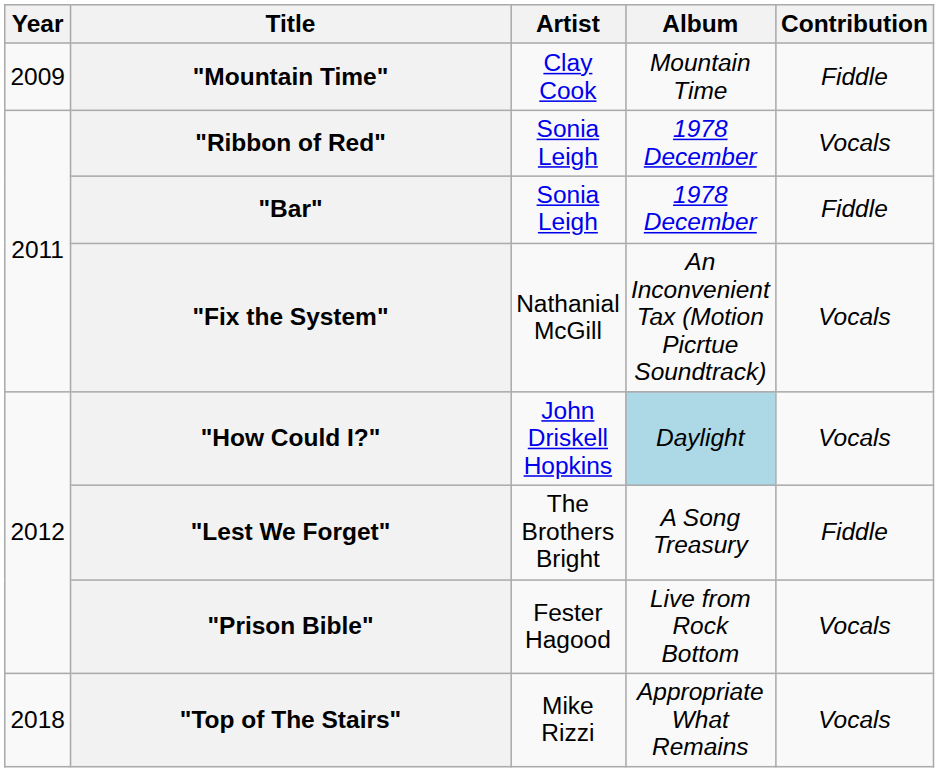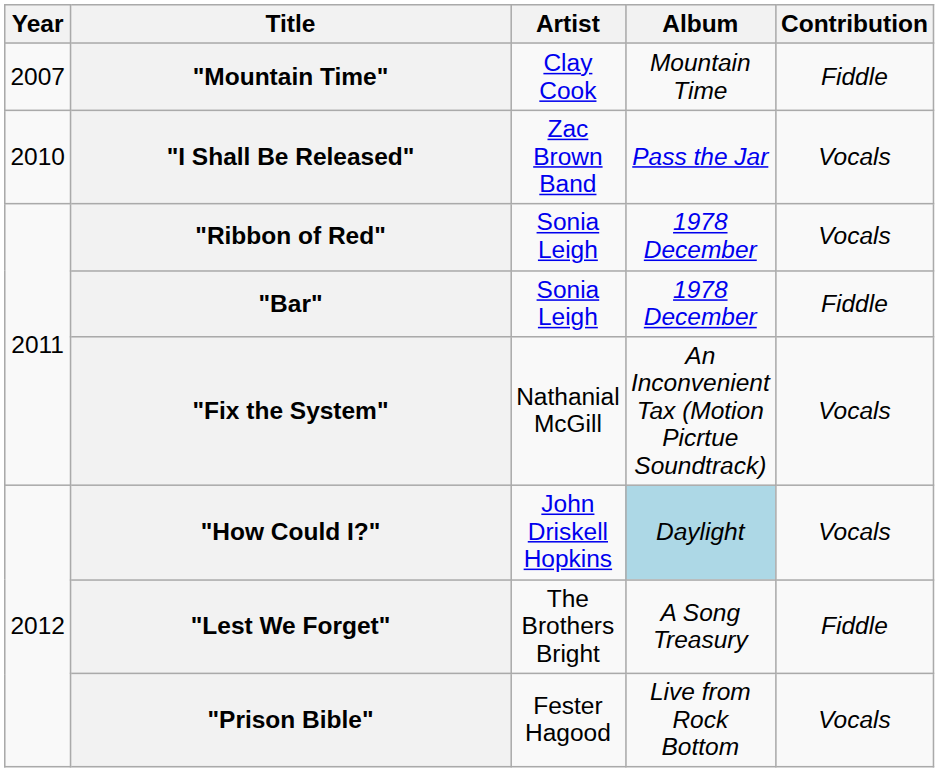(38, 76) 2009 -> (38, 76) 2007
+ row: (291, 156)
- row: (291, 720)
